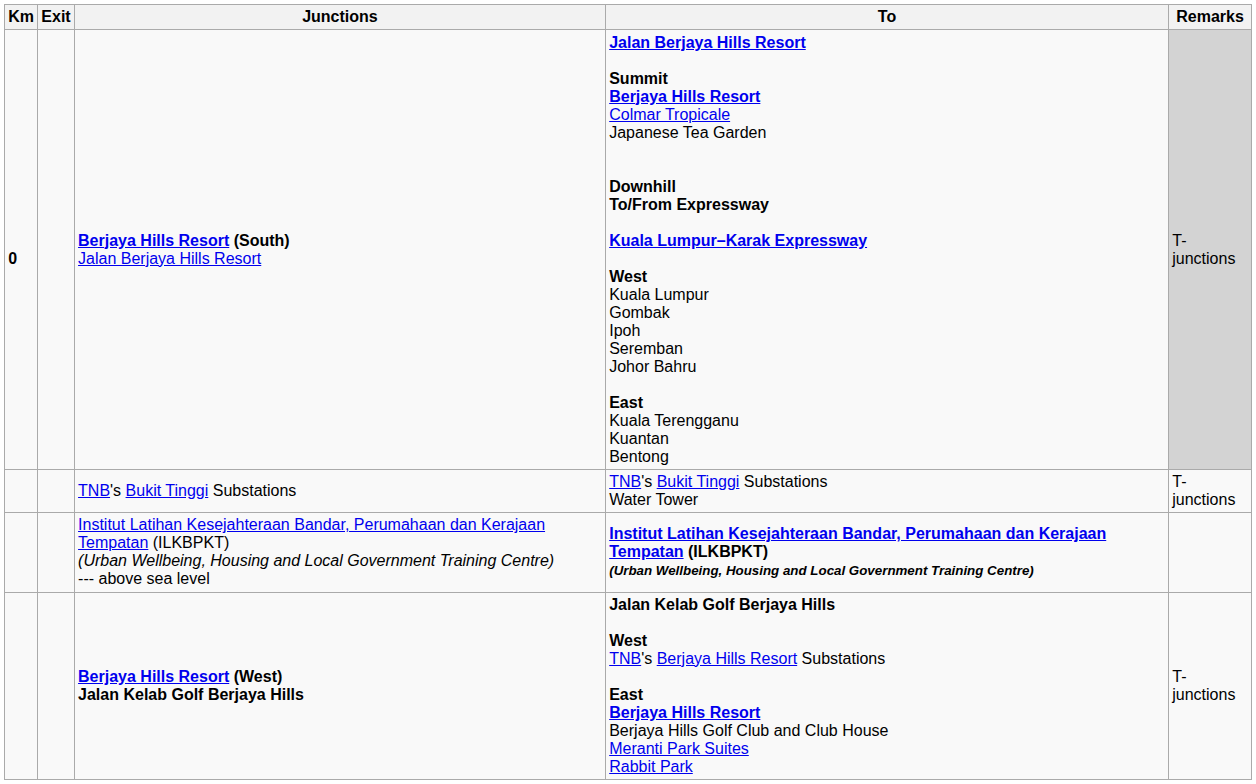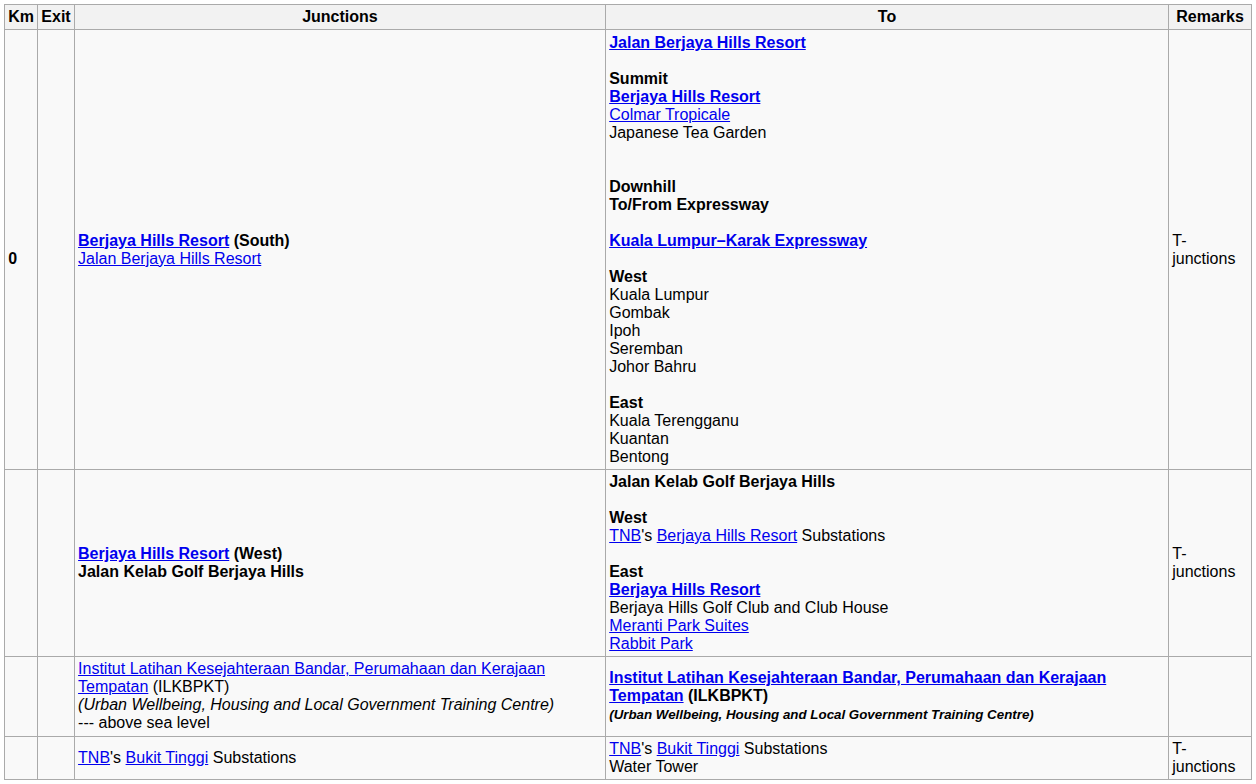(1204, 249) lightgrey background -> (1204, 249) no background
rows swapped: (187, 490) <-> (191, 685)
